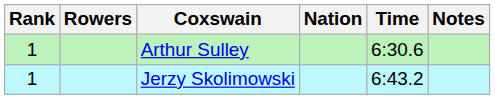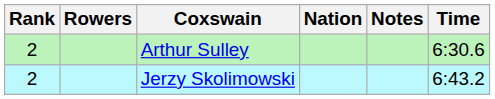columns swapped: (397, 19) <-> (458, 19)
(32, 49) 1 -> (32, 49) 2
(32, 79) 1 -> (32, 79) 2
